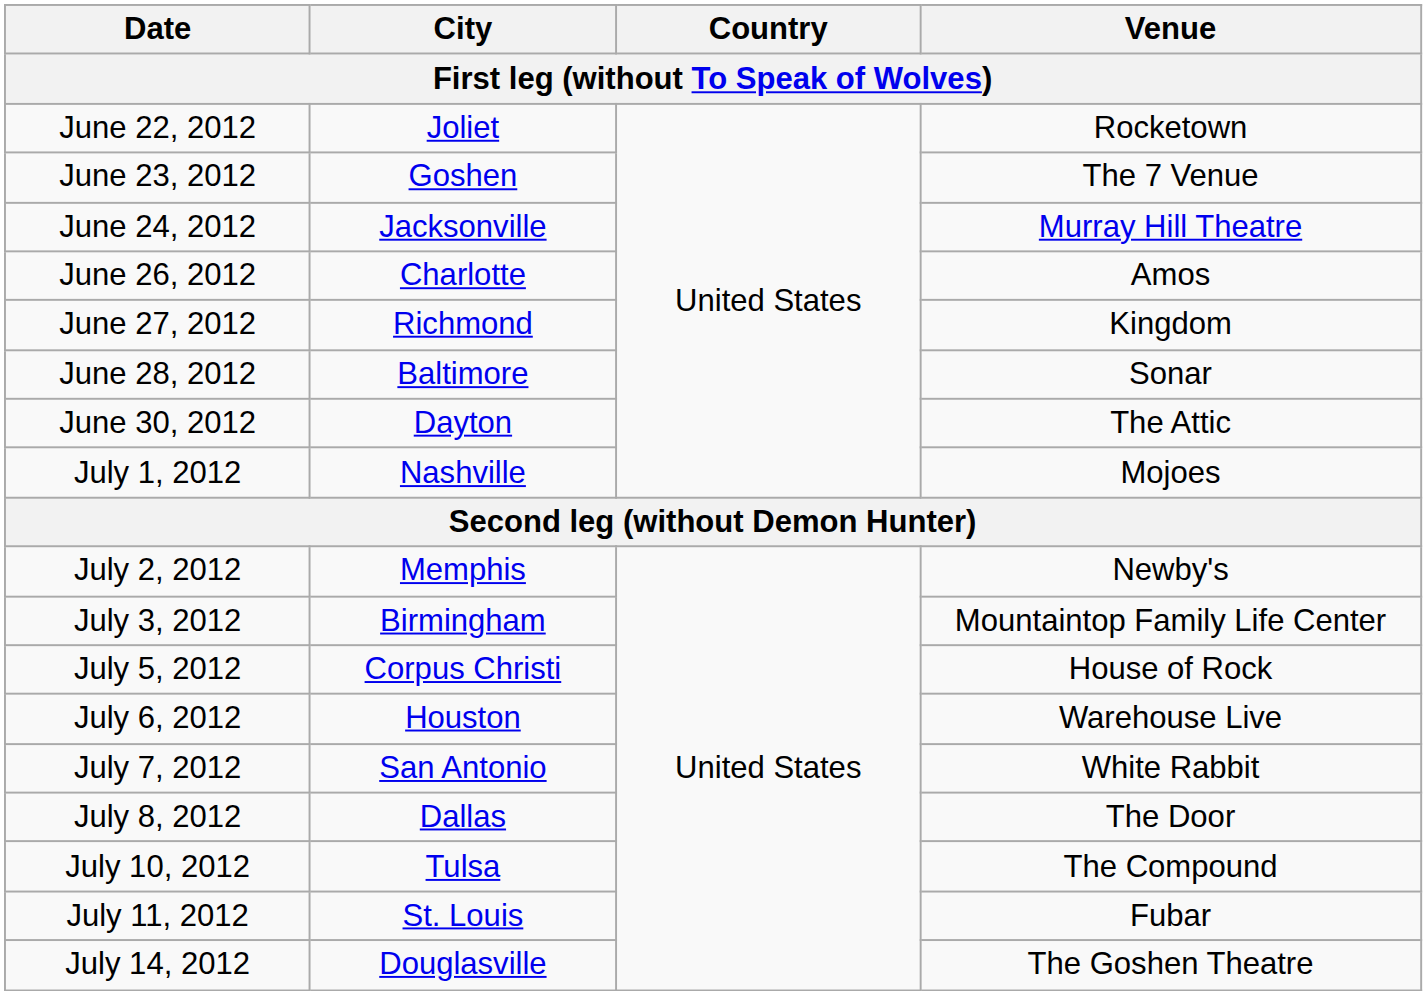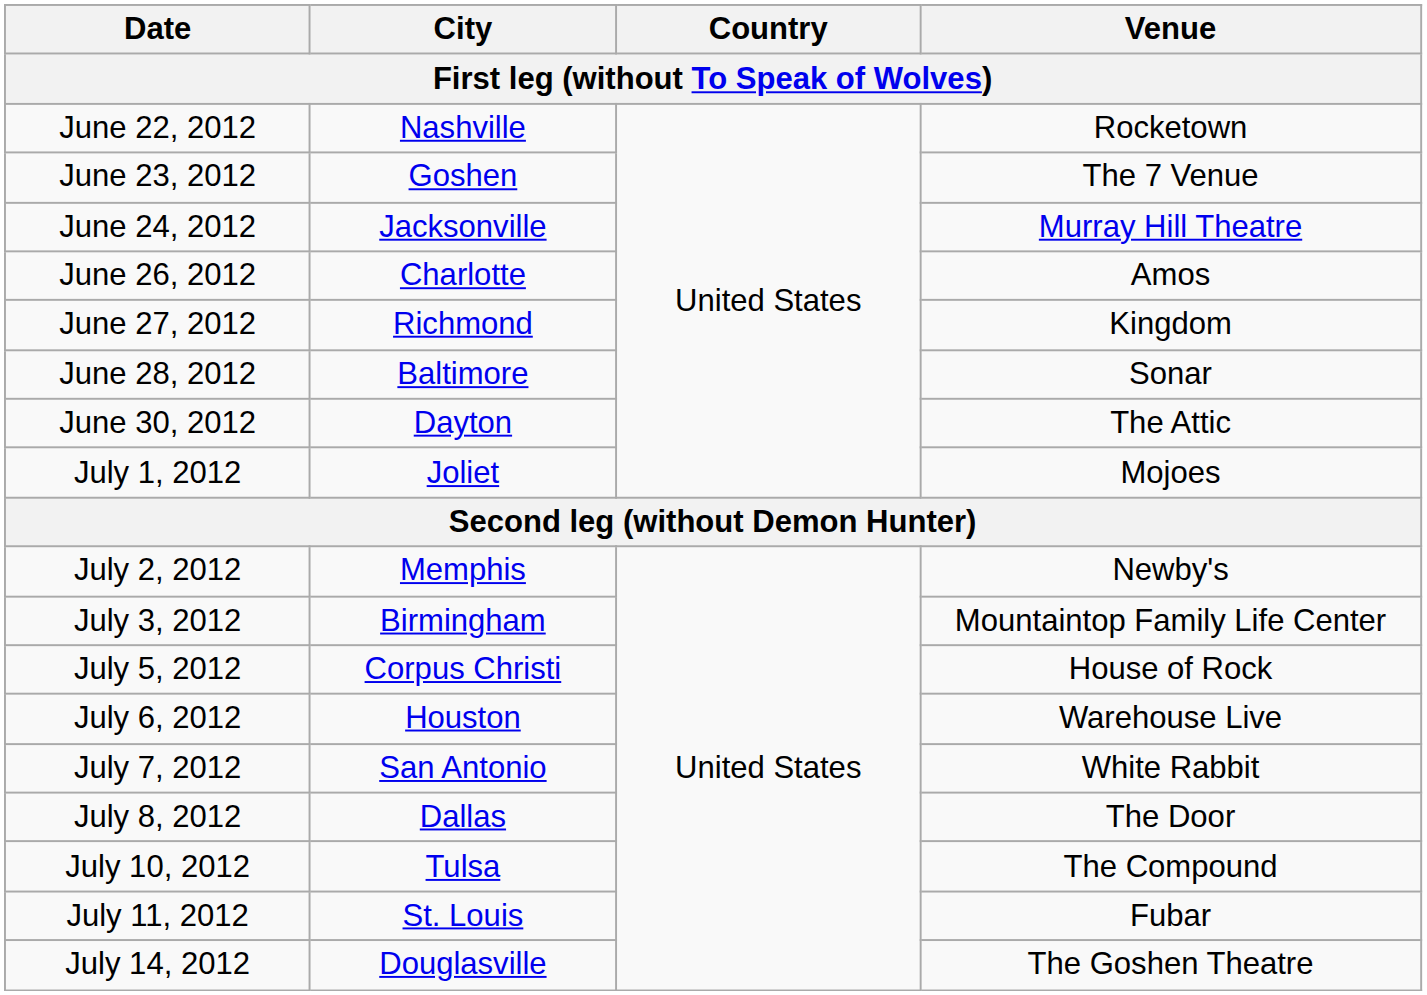(463, 127) Joliet -> (463, 127) Nashville
(463, 472) Nashville -> (463, 472) Joliet
